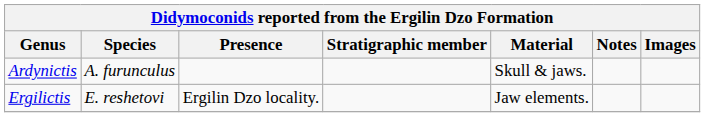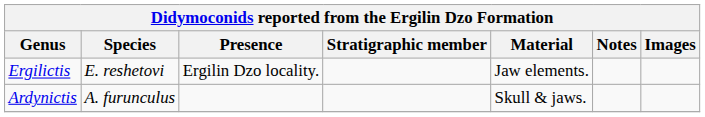rows swapped: (43, 71) <-> (39, 97)
